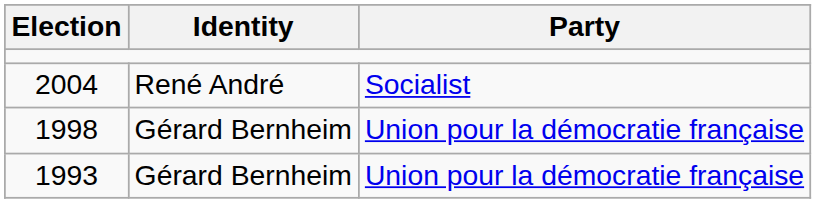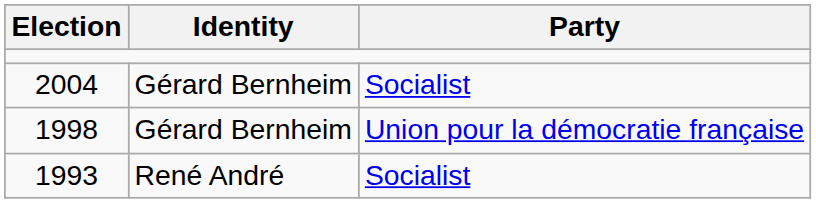(209, 84) René André -> (243, 84) Gérard Bernheim
(243, 174) Gérard Bernheim -> (209, 174) René André
(584, 174) Union pour la démocratie française -> (418, 174) Socialist
